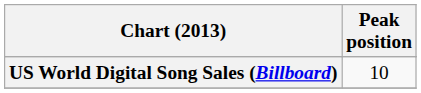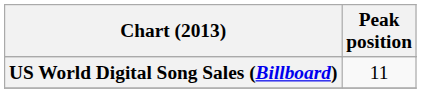(379, 72) 10 -> (379, 72) 11
